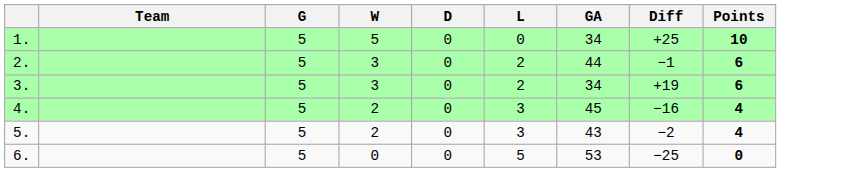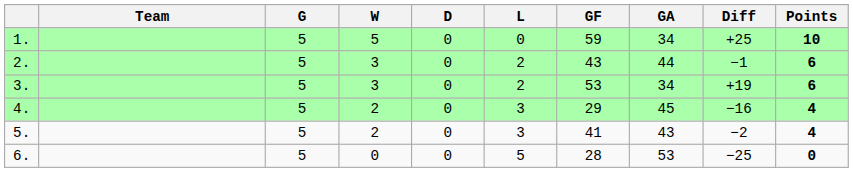+ column: (593, 16)
